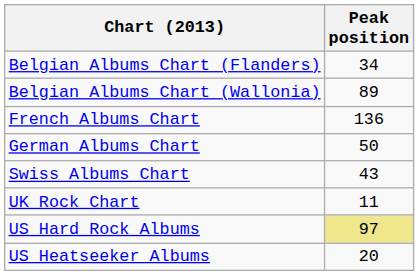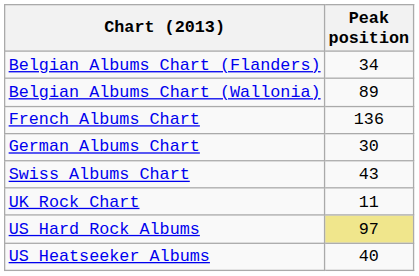(369, 147) 50 -> (369, 147) 30
(369, 256) 20 -> (369, 256) 40
